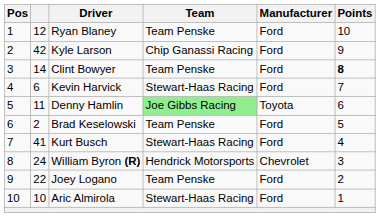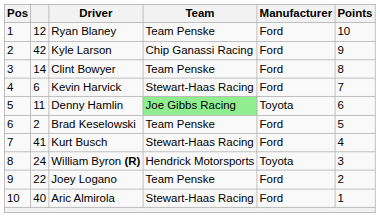(341, 68) bold -> (341, 68) normal
(284, 160) Chevrolet -> (276, 160) Toyota
(40, 197) 10 -> (40, 197) 40
